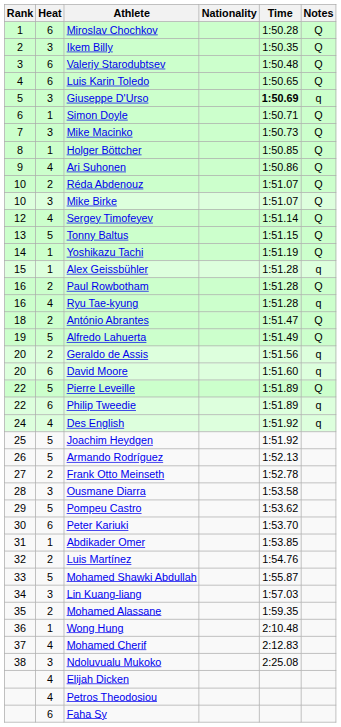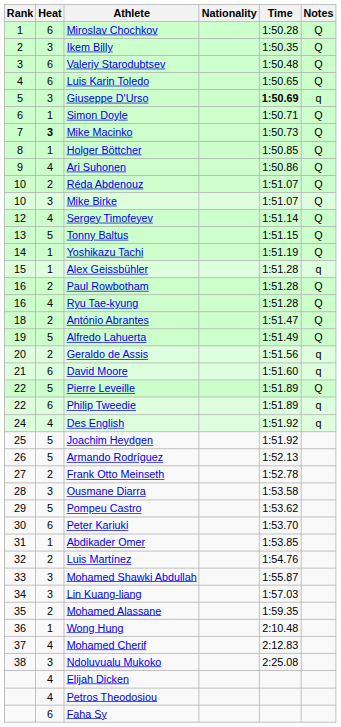(50, 133) normal -> (50, 133) bold
(318, 304) q -> (318, 304) Q
(20, 372) 20 -> (20, 372) 21
(50, 577) 5 -> (50, 577) 3
